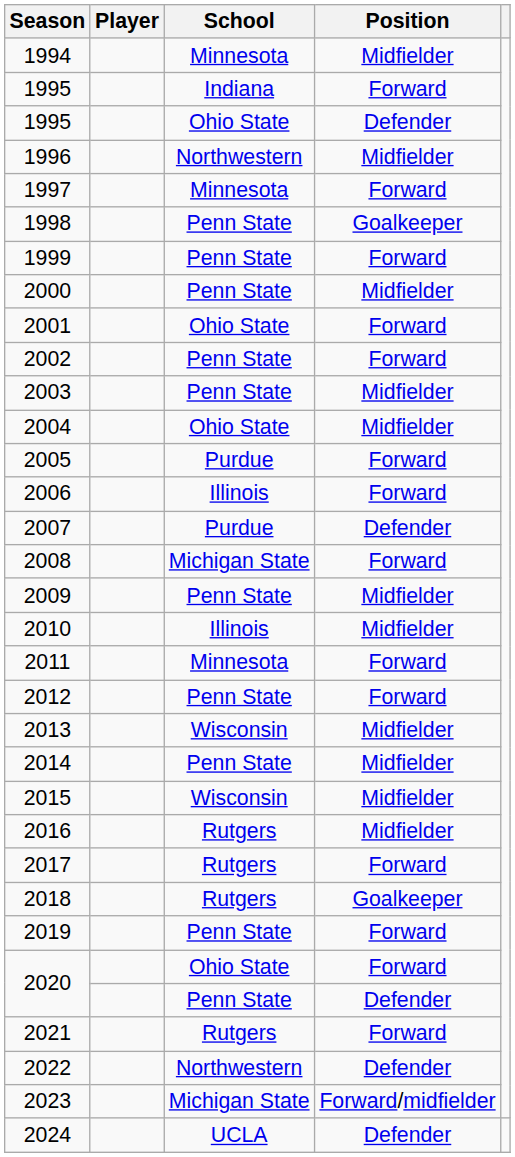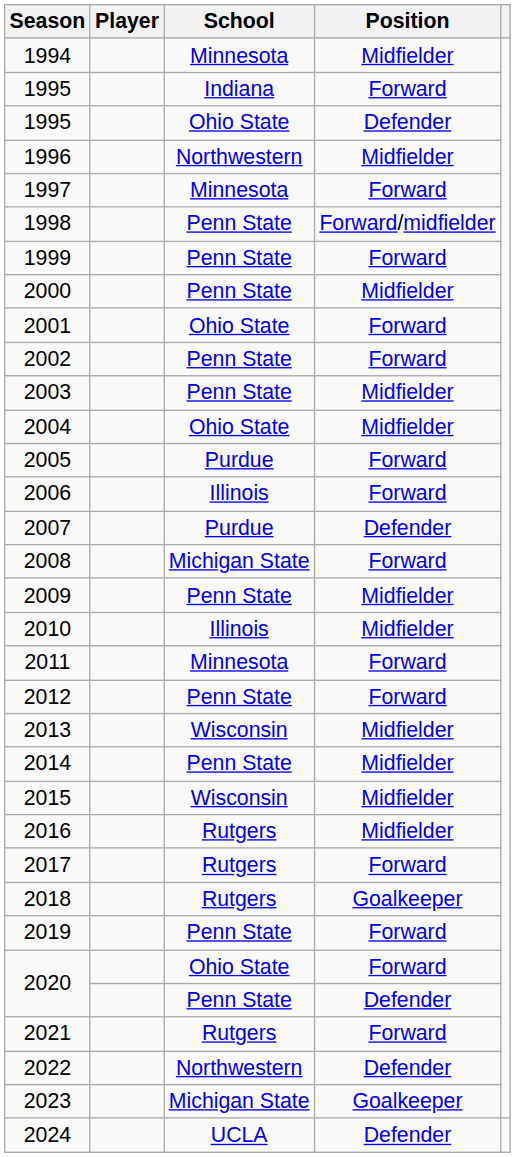(407, 223) Goalkeeper -> (407, 223) Forward/midfielder
(407, 1101) Forward/midfielder -> (407, 1101) Goalkeeper
